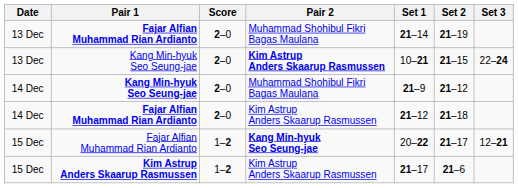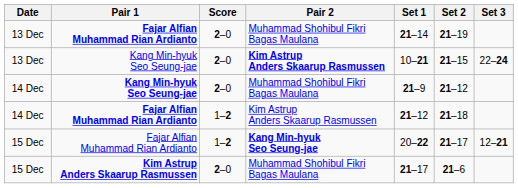(223, 116) 2–0 -> (223, 116) 1–2
(223, 170) 1–2 -> (223, 170) 2–0
(312, 170) Kim Astrup Anders Skaarup Rasmussen -> (307, 170) Muhammad Shohibul Fikri Bagas Maulana
